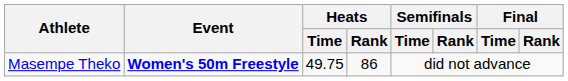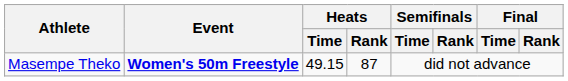(325, 65) 49.75 -> (325, 65) 49.15
(369, 65) 86 -> (369, 65) 87
